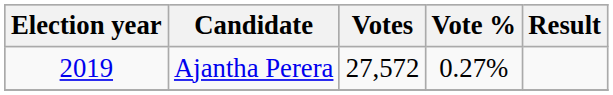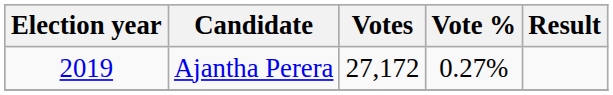(383, 68) 27,572 -> (383, 68) 27,172
